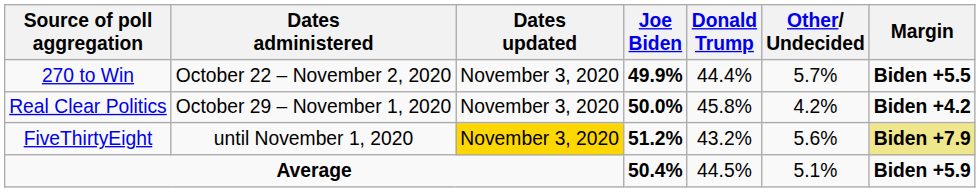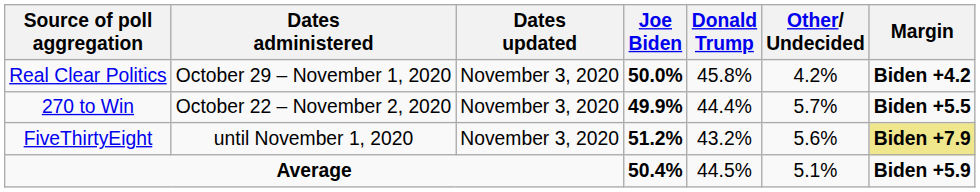rows swapped: (88, 75) <-> (88, 107)
(540, 139) gold background -> (540, 139) no background
